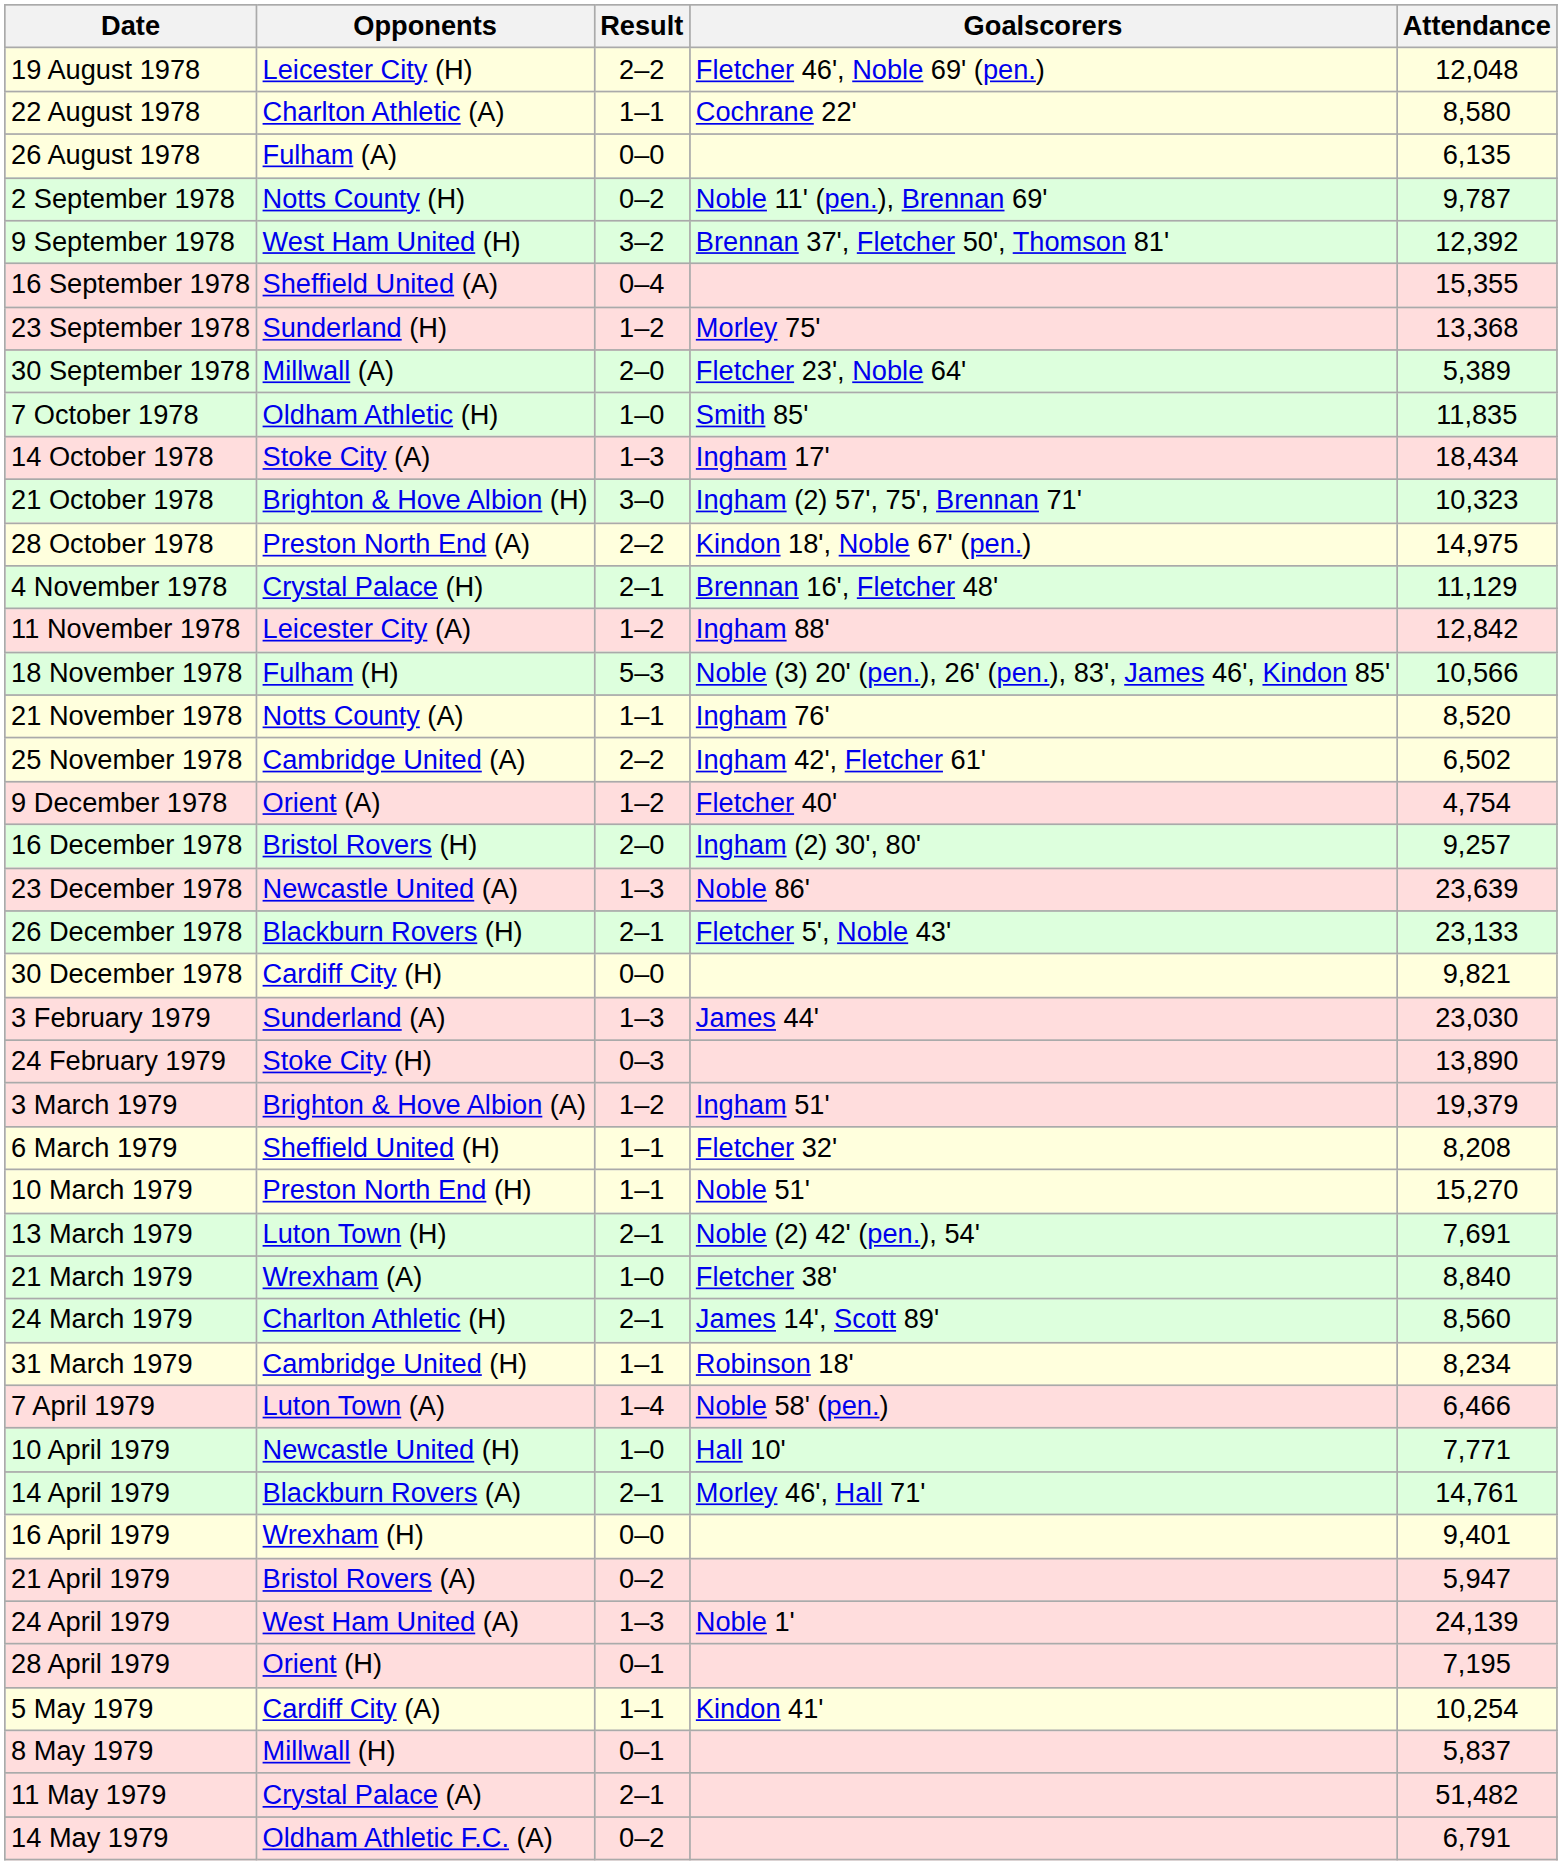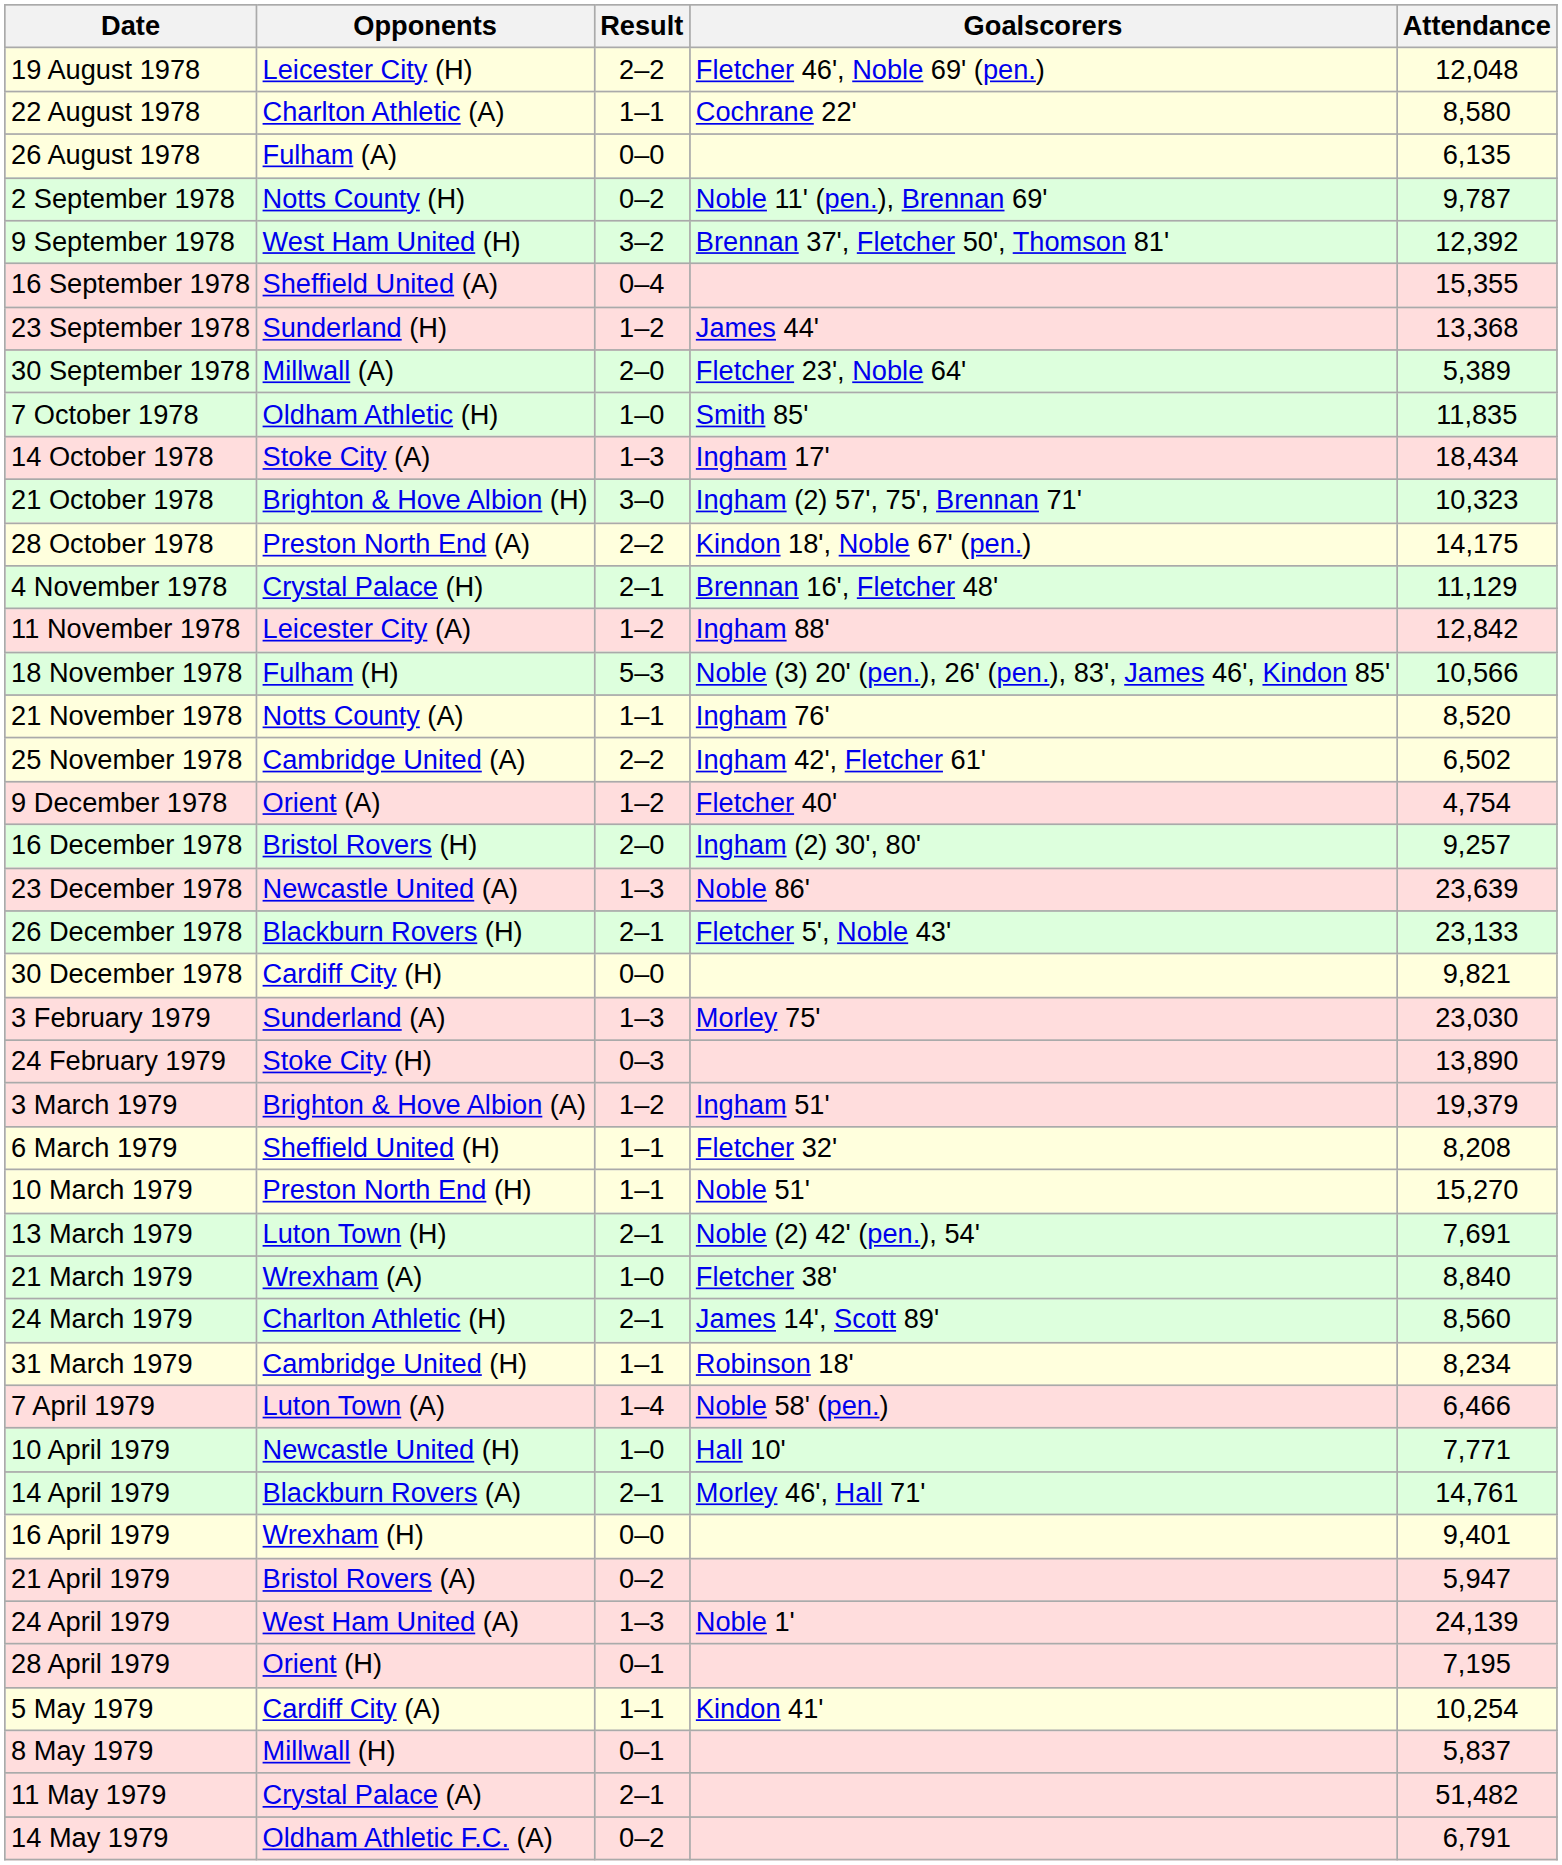(758, 328) Morley 75' -> (757, 328) James 44'
(1477, 543) 14,975 -> (1477, 543) 14,175
(757, 1018) James 44' -> (758, 1018) Morley 75'
